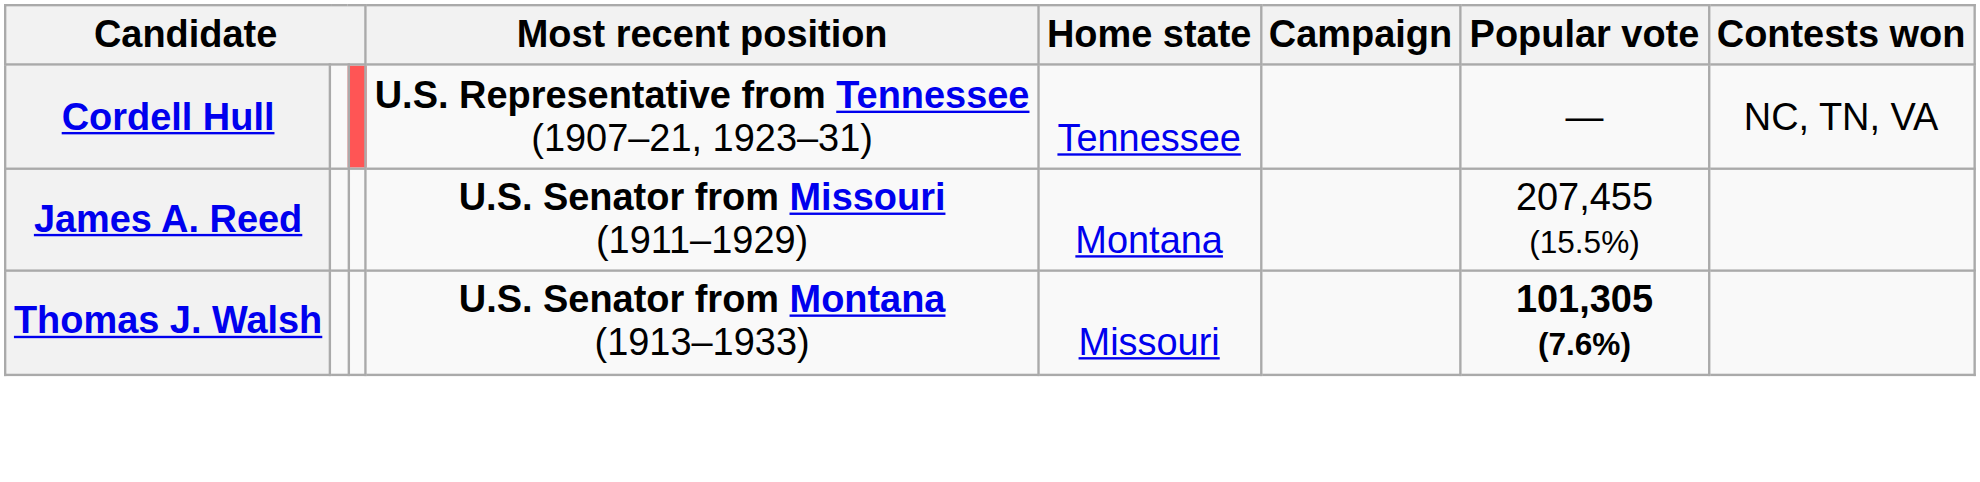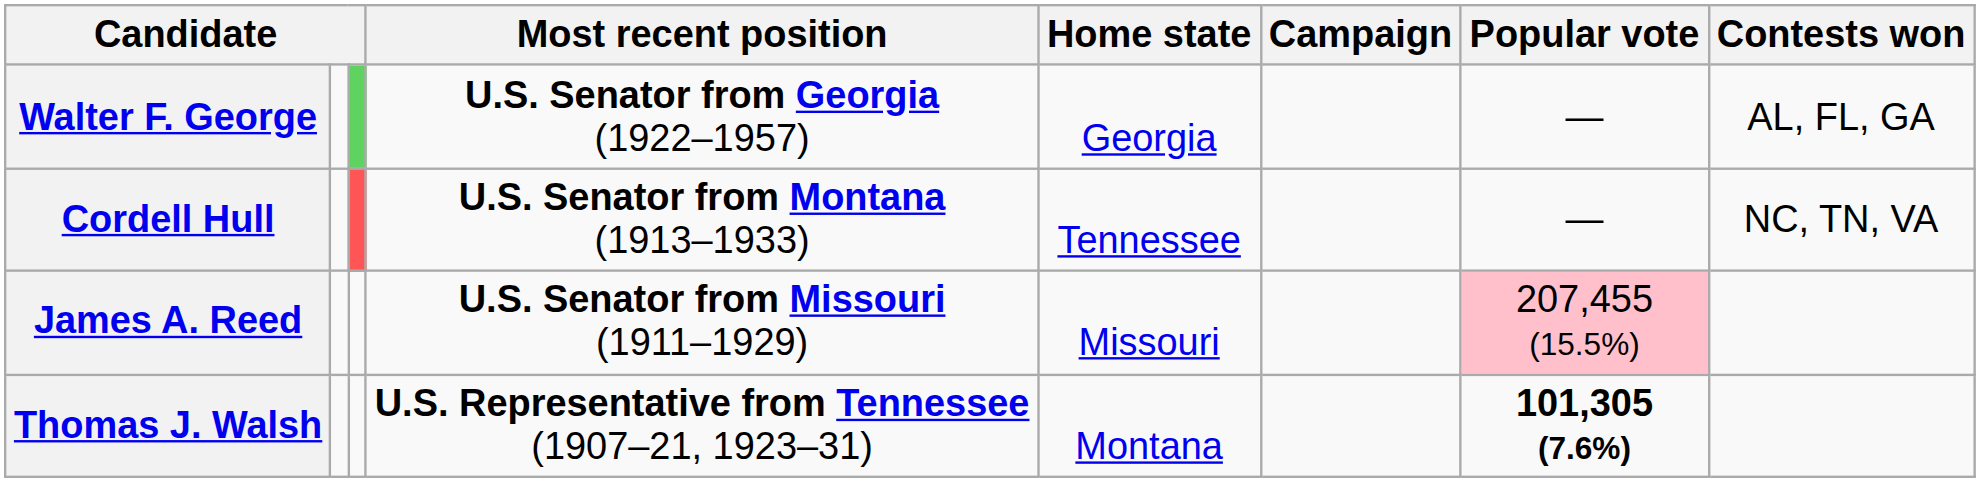+ row: (168, 116)
(702, 116) U.S. Representative from Tennessee (1907–21, 1923–31) -> (702, 218) U.S. Senator from Montana (1913–1933)
(1149, 240) Montana -> (1149, 342) Missouri
(1584, 218) no background -> (1584, 321) pink background
(702, 321) U.S. Senator from Montana (1913–1933) -> (702, 424) U.S. Representative from Tennessee (1907–21, 1923–31)
(1149, 342) Missouri -> (1149, 445) Montana
